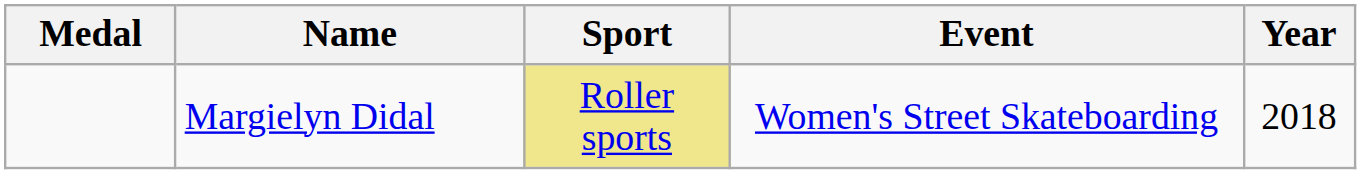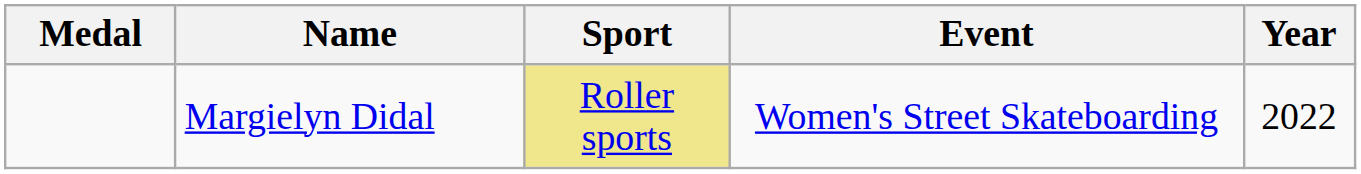(1299, 115) 2018 -> (1299, 115) 2022
